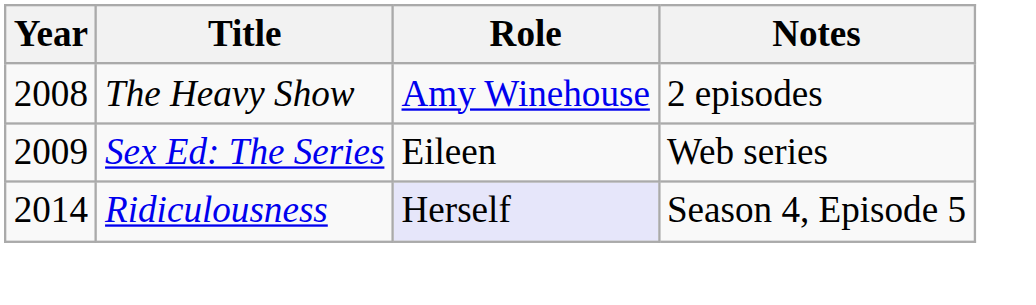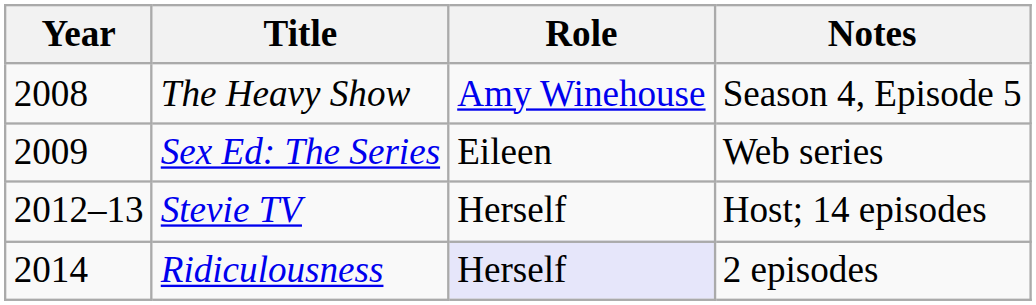(745, 92) 2 episodes -> (872, 92) Season 4, Episode 5
+ row: (231, 210)
(816, 210) Season 4, Episode 5 -> (801, 269) 2 episodes
